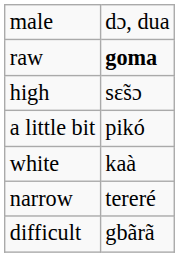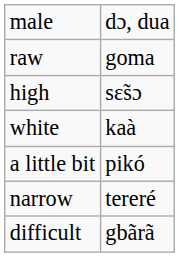(131, 57) bold -> (130, 57) normal
rows swapped: (35, 163) <-> (52, 127)
